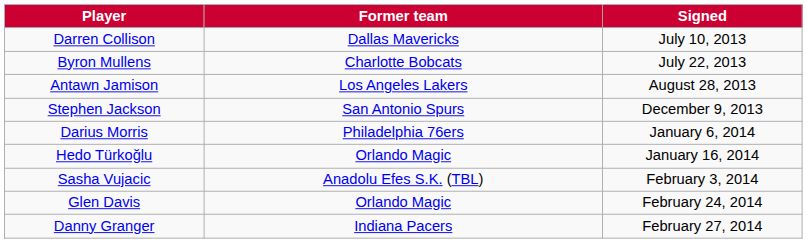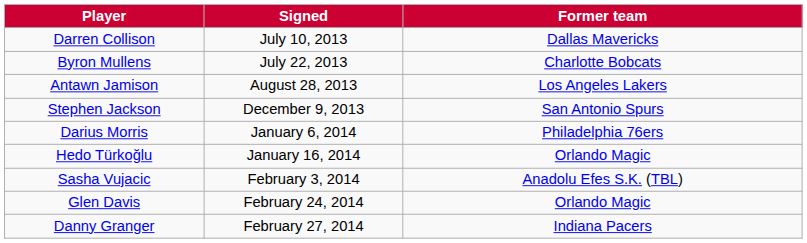columns swapped: (702, 16) <-> (403, 16)
